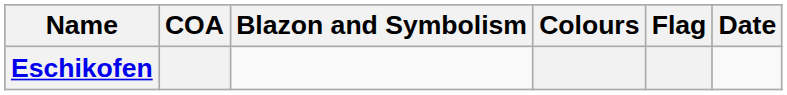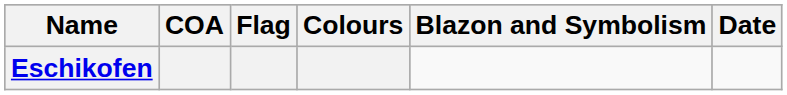columns swapped: (679, 25) <-> (382, 25)
